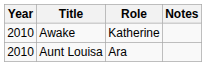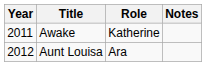(20, 33) 2010 -> (20, 33) 2011
(20, 52) 2010 -> (20, 52) 2012
